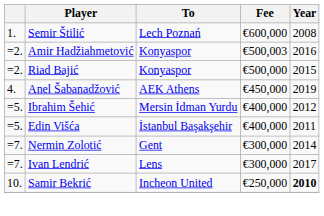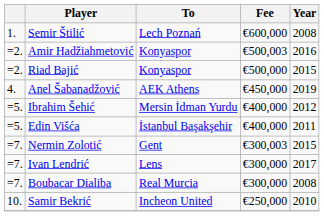(265, 145) €300,000 -> (265, 145) €300,003
(304, 145) 2014 -> (304, 145) 2015
+ row: (70, 182)
(304, 182) bold -> (304, 201) normal
